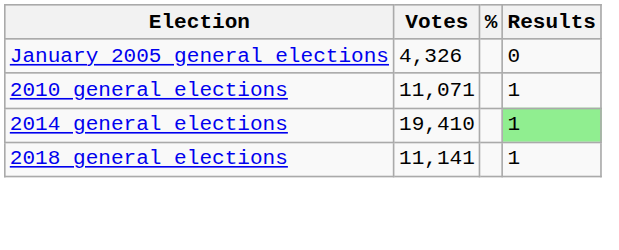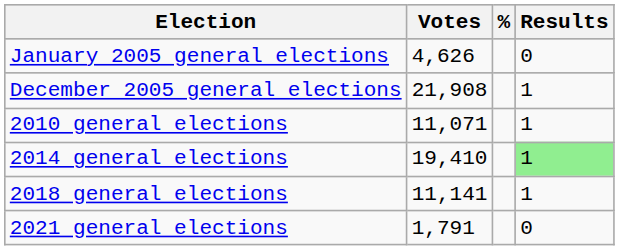(431, 56) 4,326 -> (443, 56) 4,626
+ row: (206, 91)
+ row: (149, 228)
